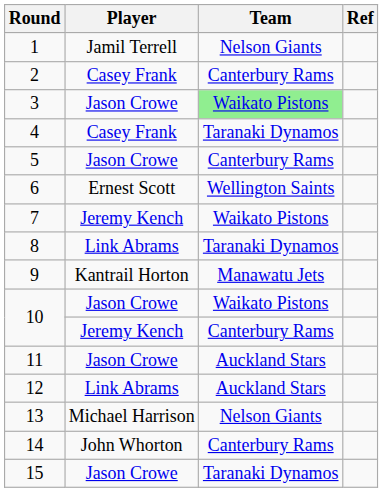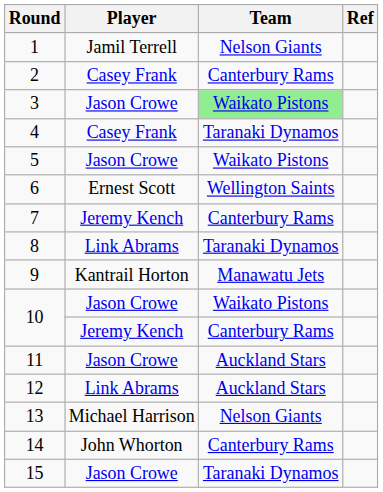(271, 160) Canterbury Rams -> (271, 160) Waikato Pistons
(271, 217) Waikato Pistons -> (271, 217) Canterbury Rams
